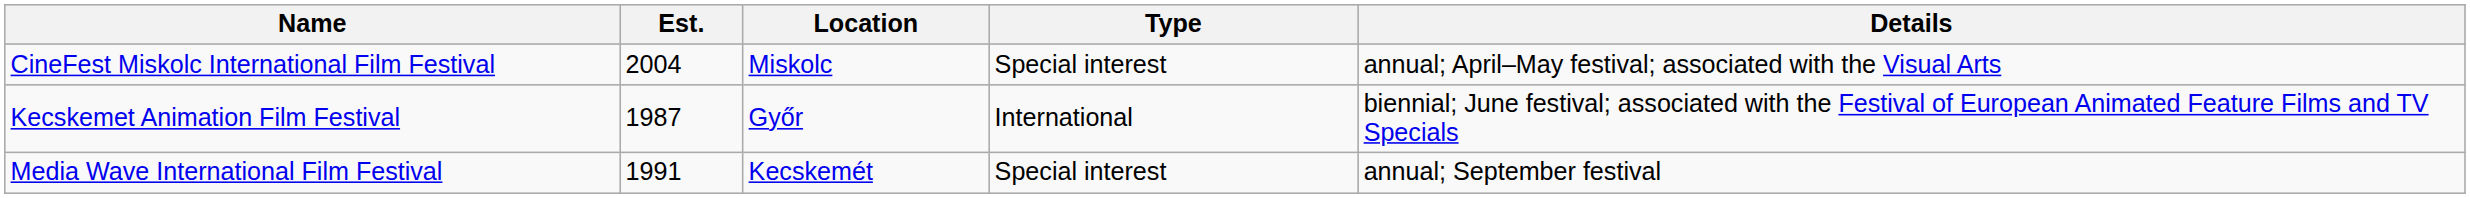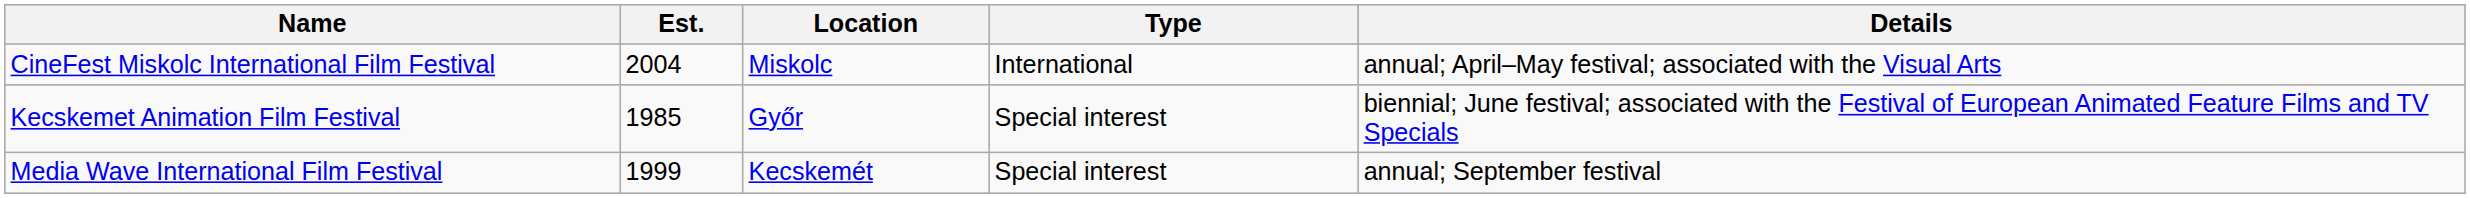(1080, 64) Special interest -> (1064, 64) International
(654, 118) 1987 -> (654, 118) 1985
(1064, 118) International -> (1080, 118) Special interest
(654, 172) 1991 -> (654, 172) 1999
